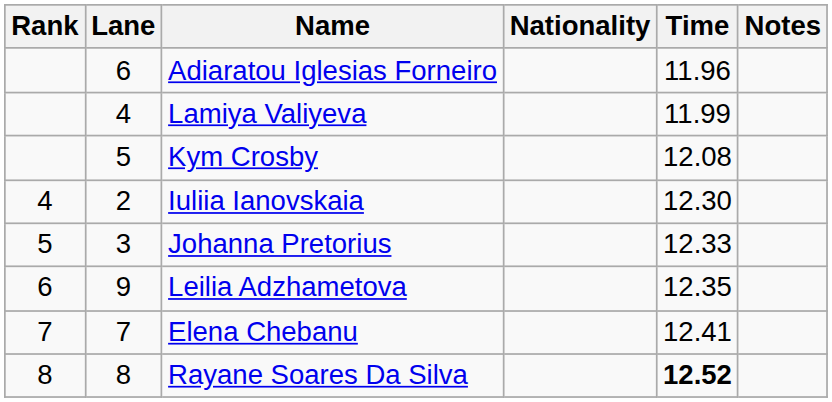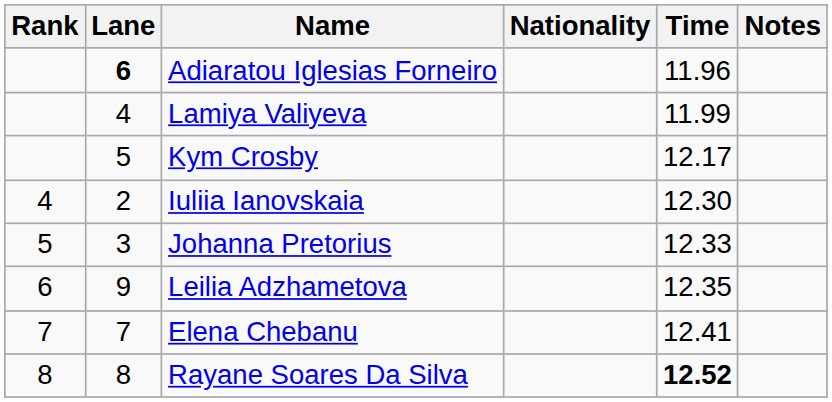(123, 69) normal -> (123, 69) bold
(697, 157) 12.08 -> (697, 157) 12.17
